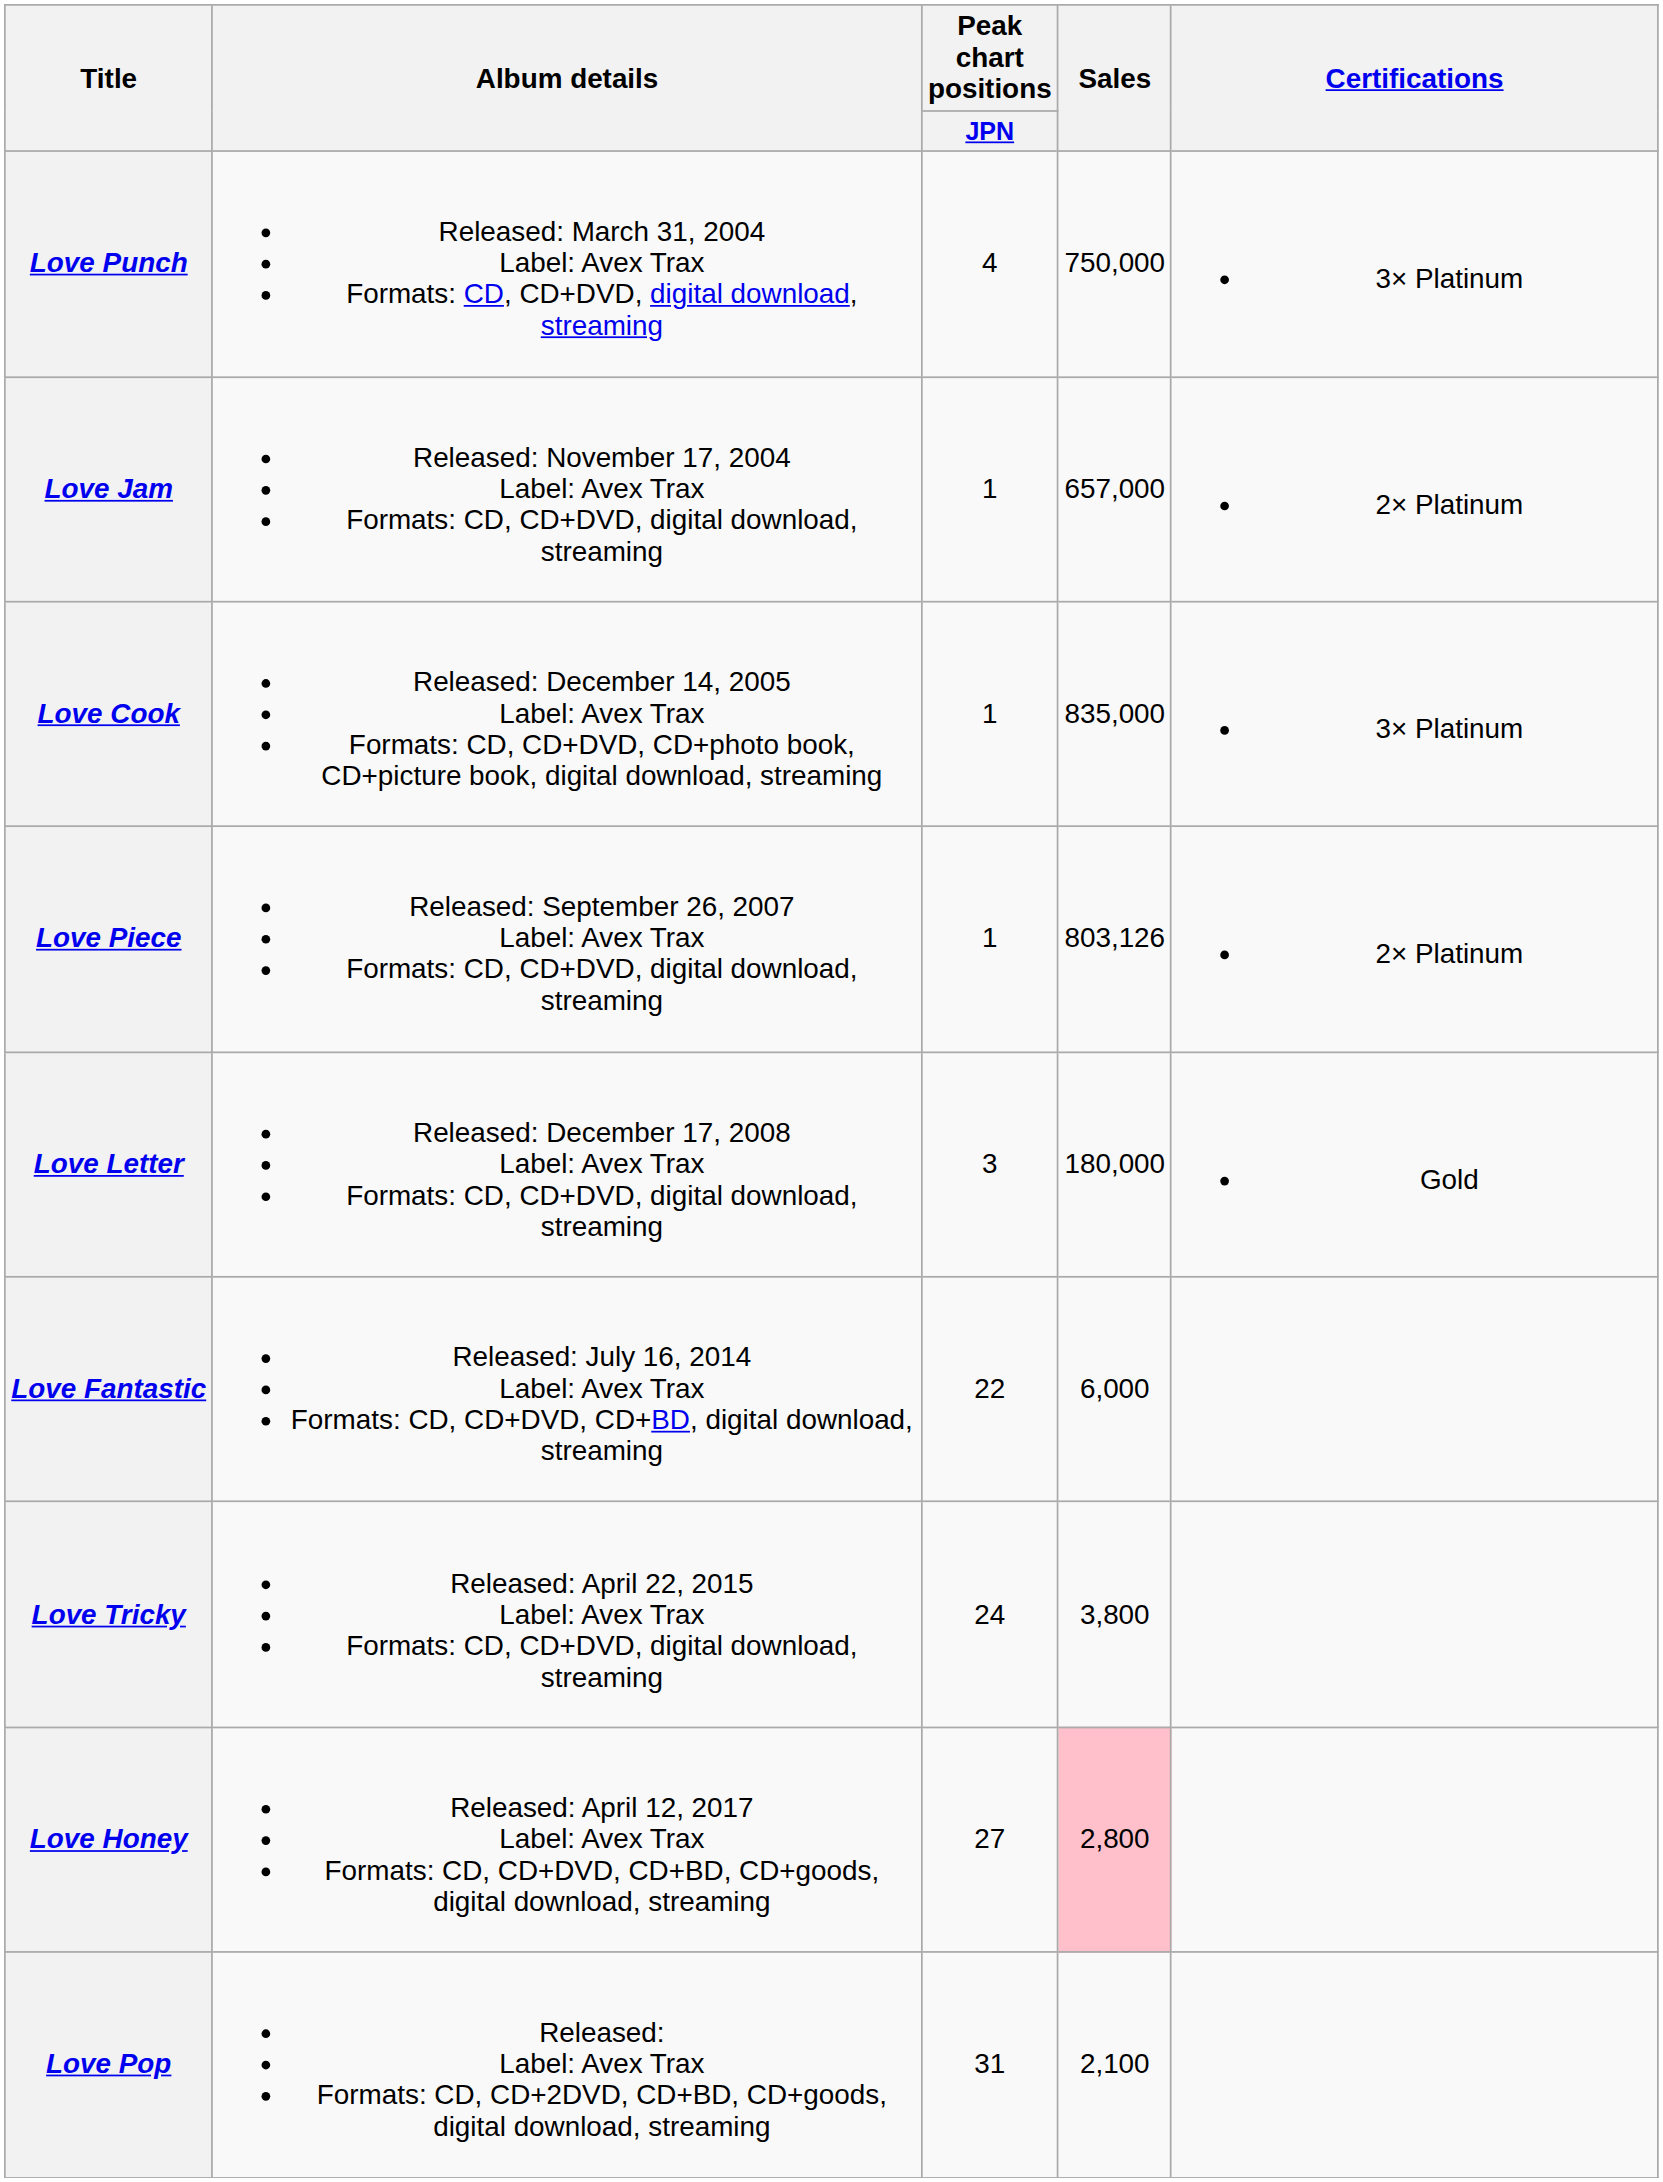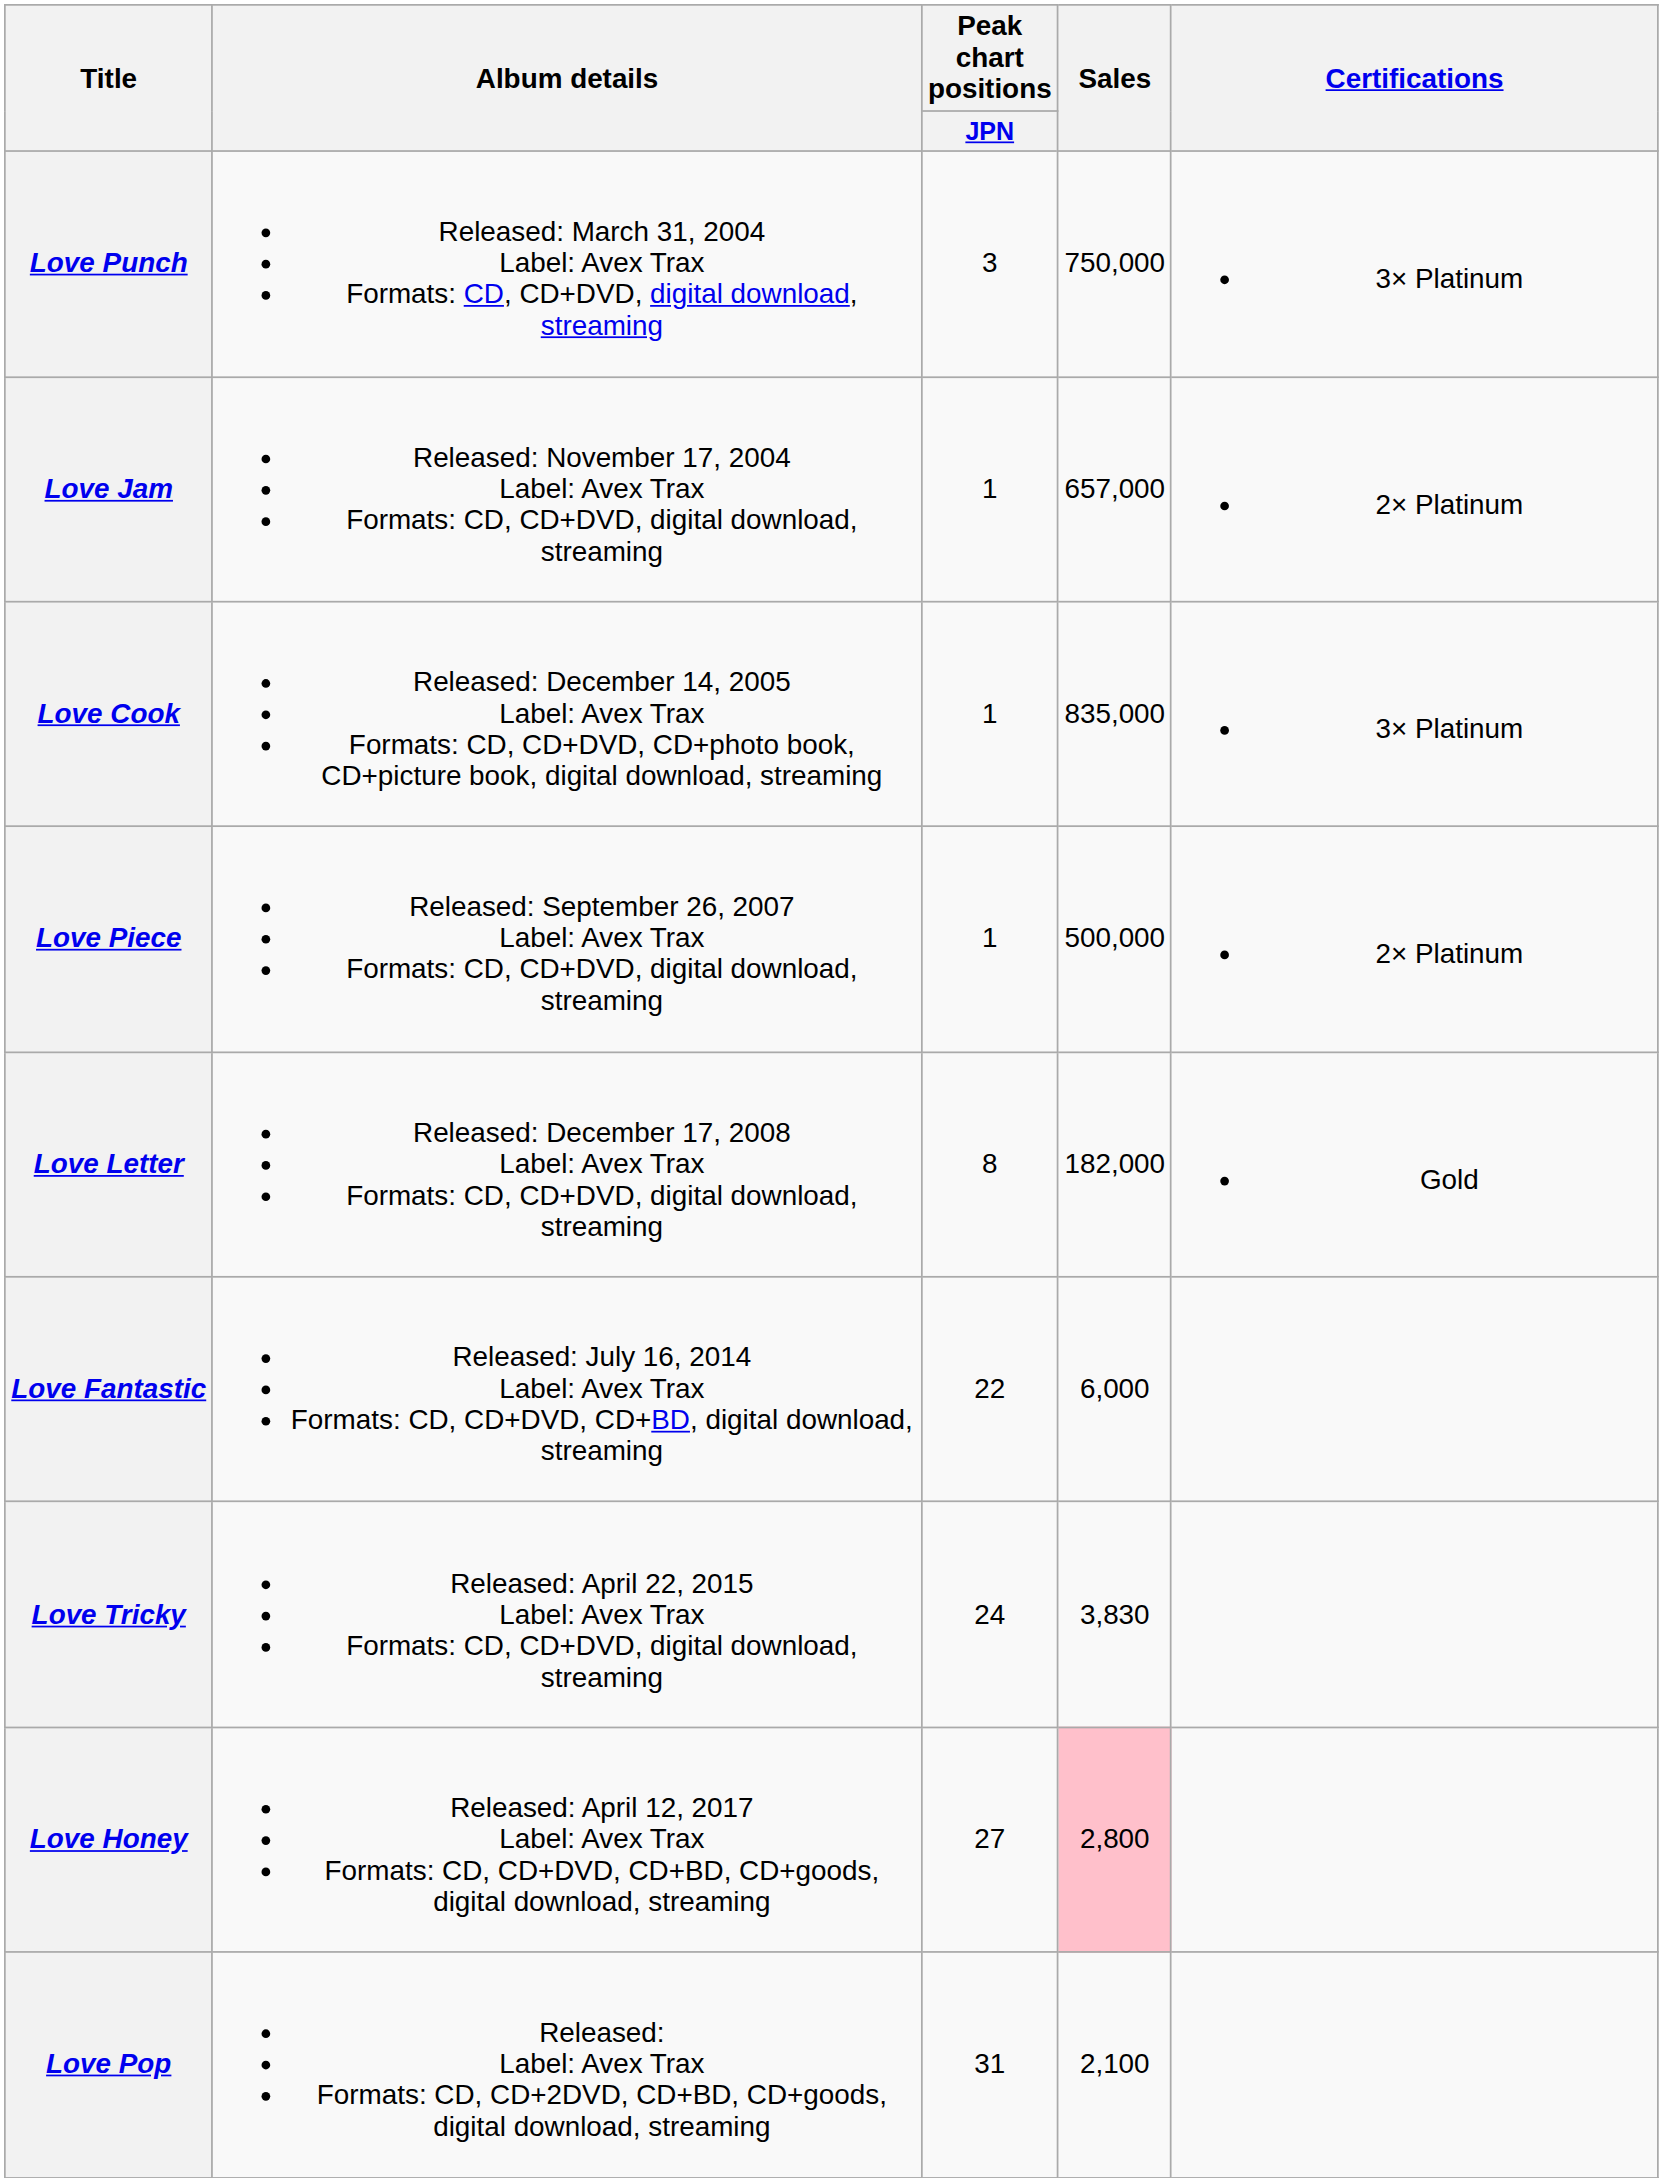(990, 263) 4 -> (990, 263) 3
(1115, 938) 803,126 -> (1115, 938) 500,000
(990, 1163) 3 -> (990, 1163) 8
(1115, 1163) 180,000 -> (1115, 1163) 182,000
(1115, 1614) 3,800 -> (1115, 1614) 3,830
